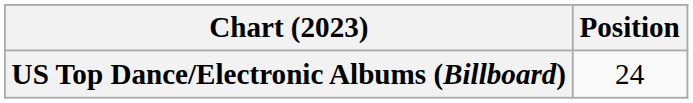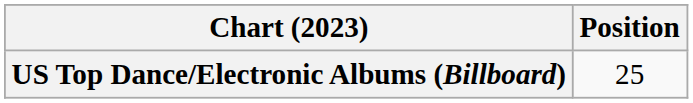(630, 73) 24 -> (630, 73) 25
